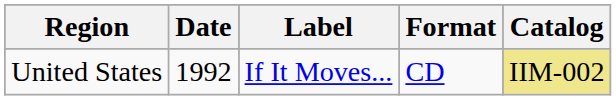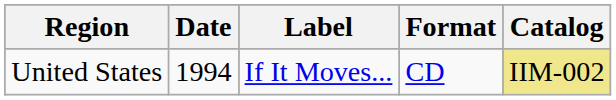(203, 71) 1992 -> (203, 71) 1994
